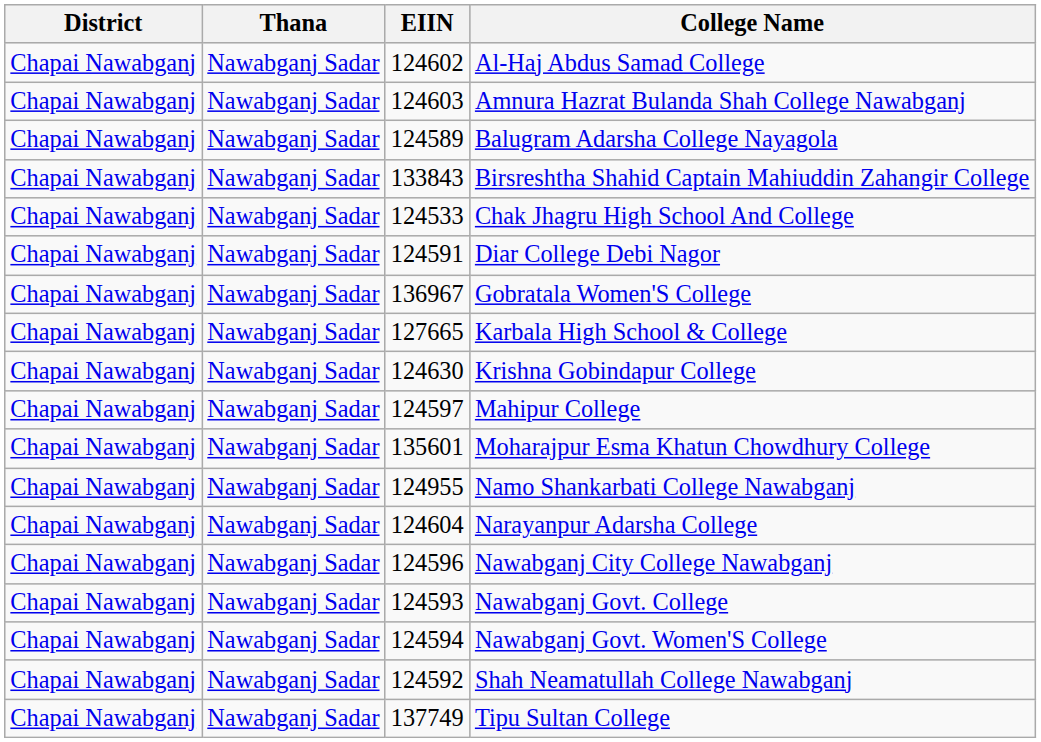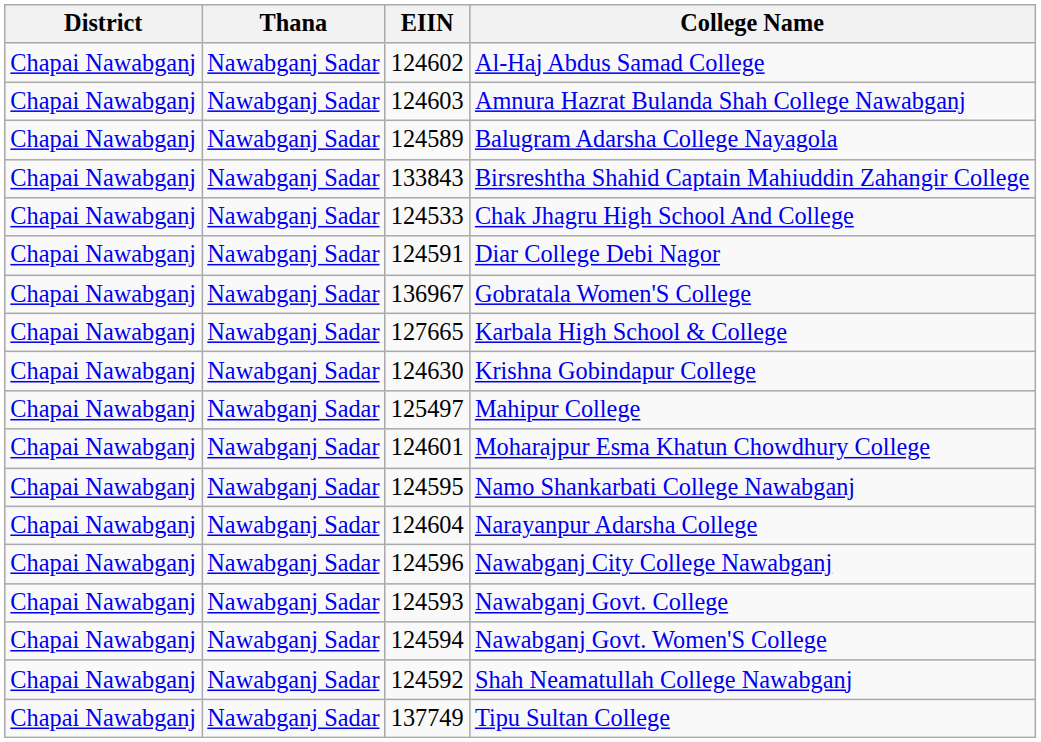(427, 409) 124597 -> (427, 409) 125497
(427, 448) 135601 -> (427, 448) 124601
(427, 486) 124955 -> (427, 486) 124595
